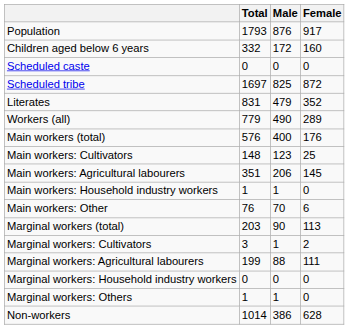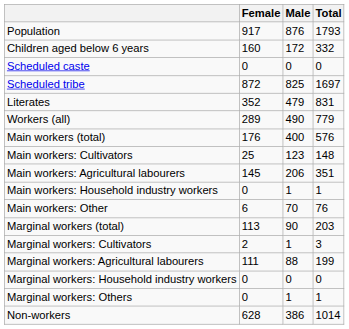columns swapped: (255, 13) <-> (322, 13)
